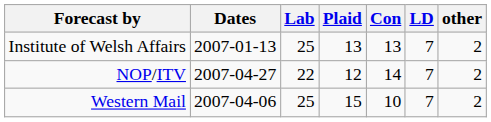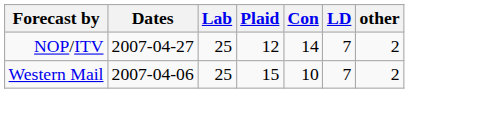- row: (97, 46)
(306, 74) 22 -> (223, 46) 25
